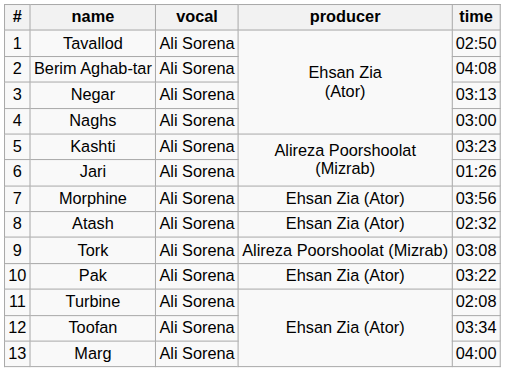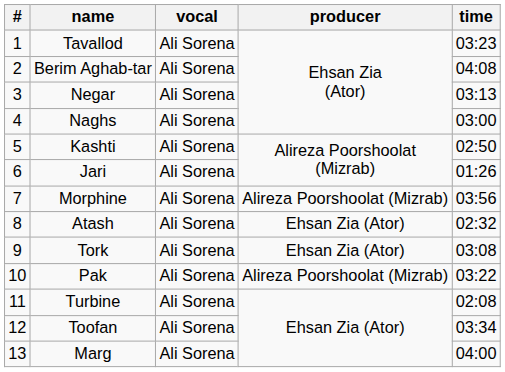(476, 43) 02:50 -> (476, 43) 03:23
(476, 146) 03:23 -> (476, 146) 02:50
(345, 198) Ehsan Zia (Ator) -> (345, 198) Alireza Poorshoolat (Mizrab)
(345, 250) Alireza Poorshoolat (Mizrab) -> (345, 250) Ehsan Zia (Ator)
(345, 276) Ehsan Zia (Ator) -> (345, 276) Alireza Poorshoolat (Mizrab)
